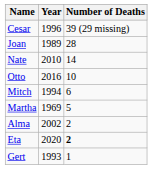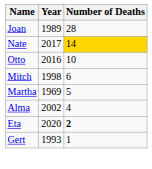- row: (19, 28)
(51, 60) 2010 -> (51, 44) 2017
(71, 60) no background -> (71, 44) gold background
(51, 92) 1994 -> (51, 76) 1998
(69, 124) 2 -> (69, 108) 4
